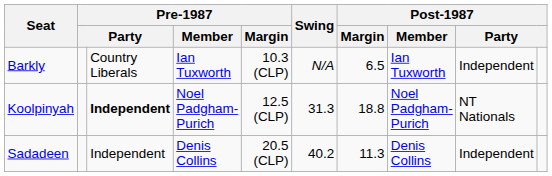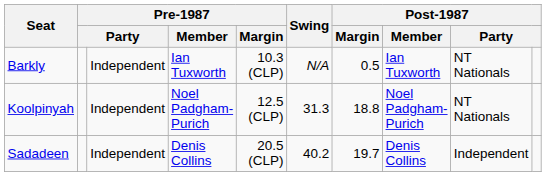(114, 65) Country Liberals -> (128, 65) Independent
(375, 65) 6.5 -> (370, 65) 0.5
(496, 65) Independent -> (482, 65) NT Nationals
(130, 109) bold -> (128, 109) normal
(372, 153) 11.3 -> (366, 153) 19.7
